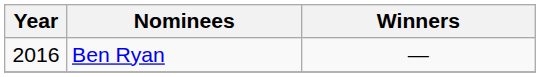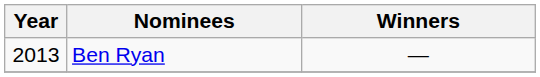(36, 54) 2016 -> (36, 54) 2013
